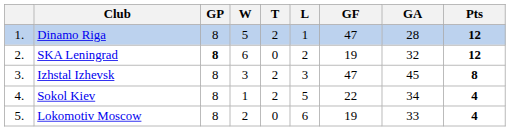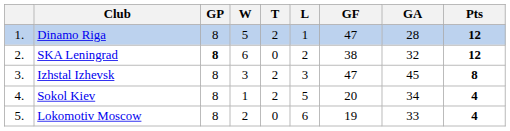(351, 55) 19 -> (351, 55) 38
(351, 95) 22 -> (351, 95) 20
